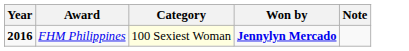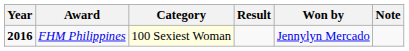+ column: (254, 15)
(287, 35) bold -> (323, 35) normal
